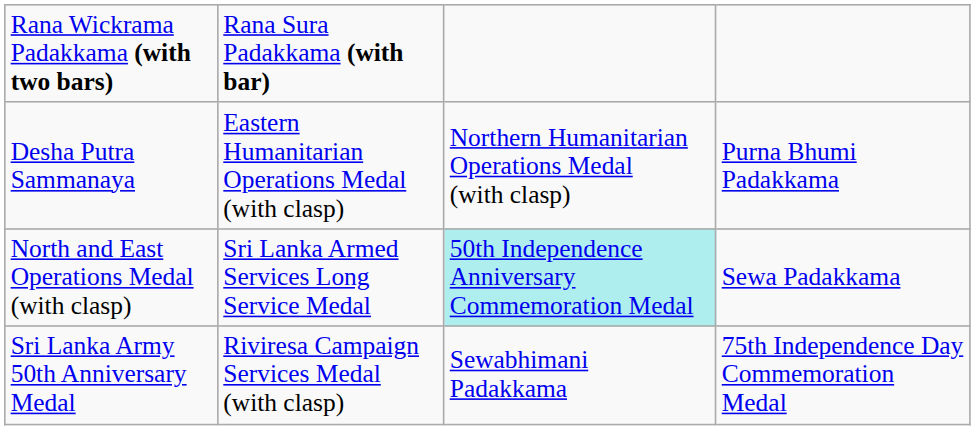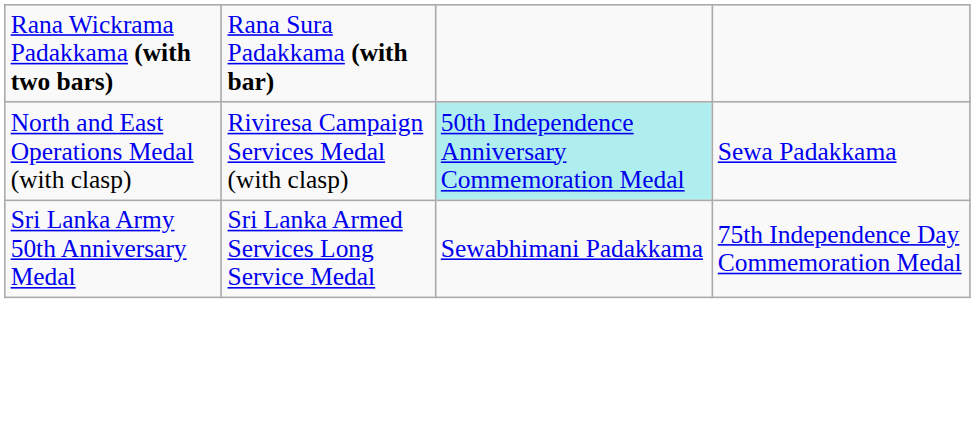- row: (73, 165)
(311, 277) Sri Lanka Armed Services Long Service Medal -> (325, 150) Riviresa Campaign Services Medal (with clasp)
(321, 374) Riviresa Campaign Services Medal (with clasp) -> (315, 248) Sri Lanka Armed Services Long Service Medal
